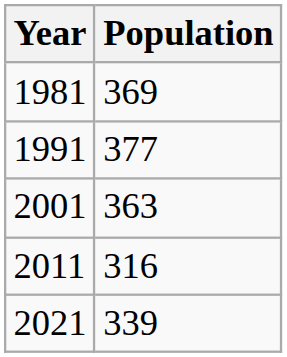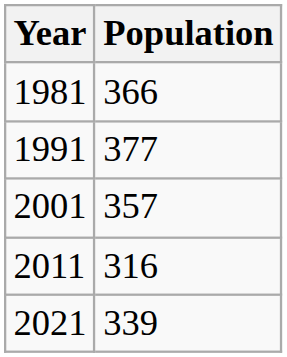(131, 91) 369 -> (131, 91) 366
(131, 206) 363 -> (131, 206) 357
